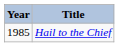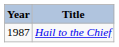(18, 32) 1985 -> (18, 32) 1987
